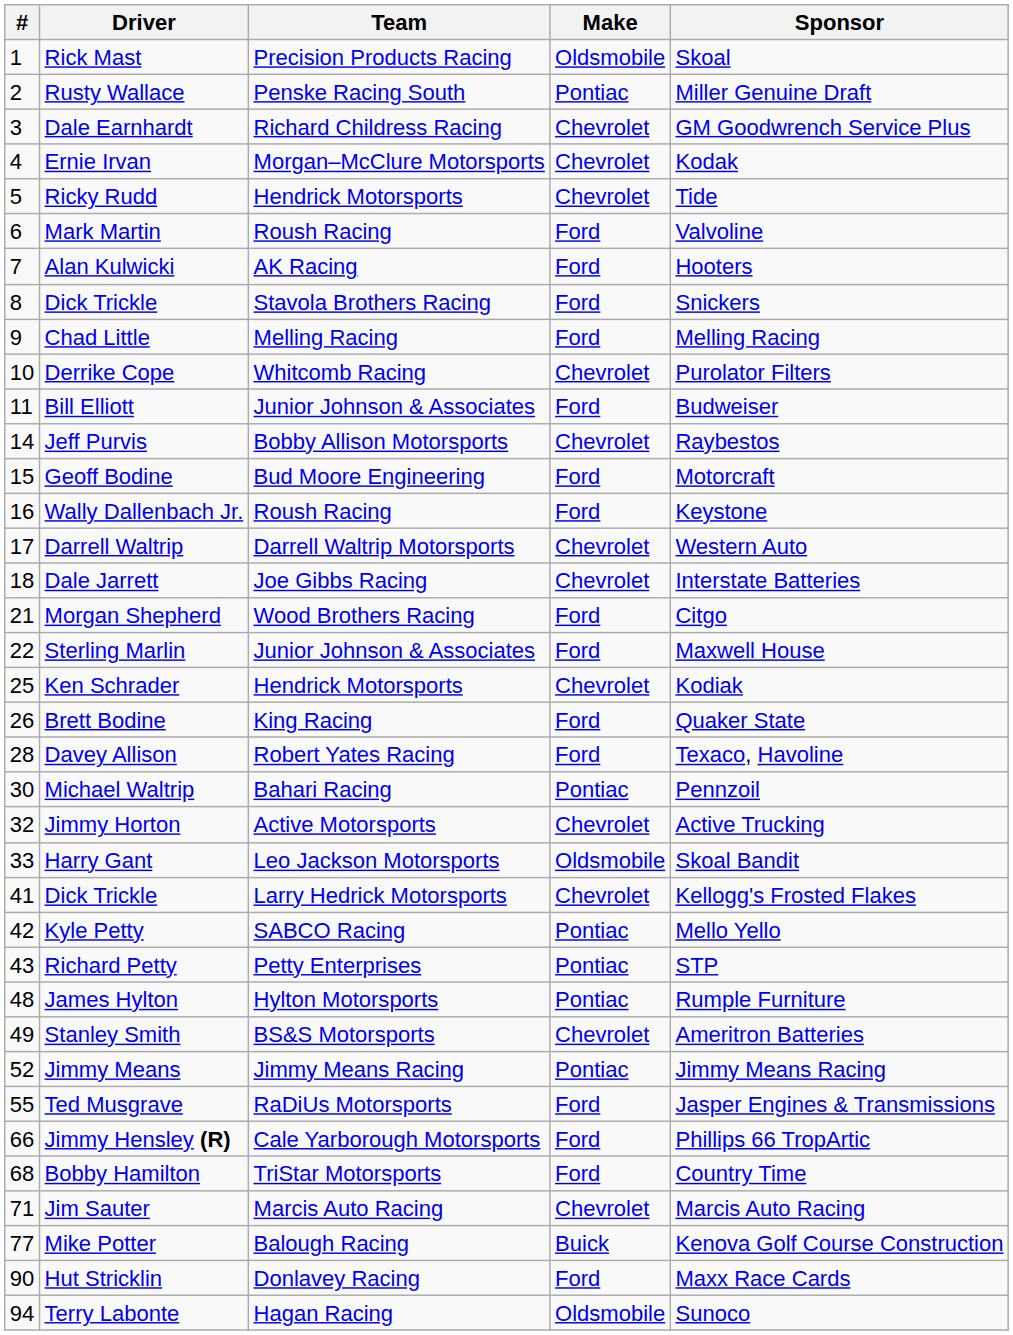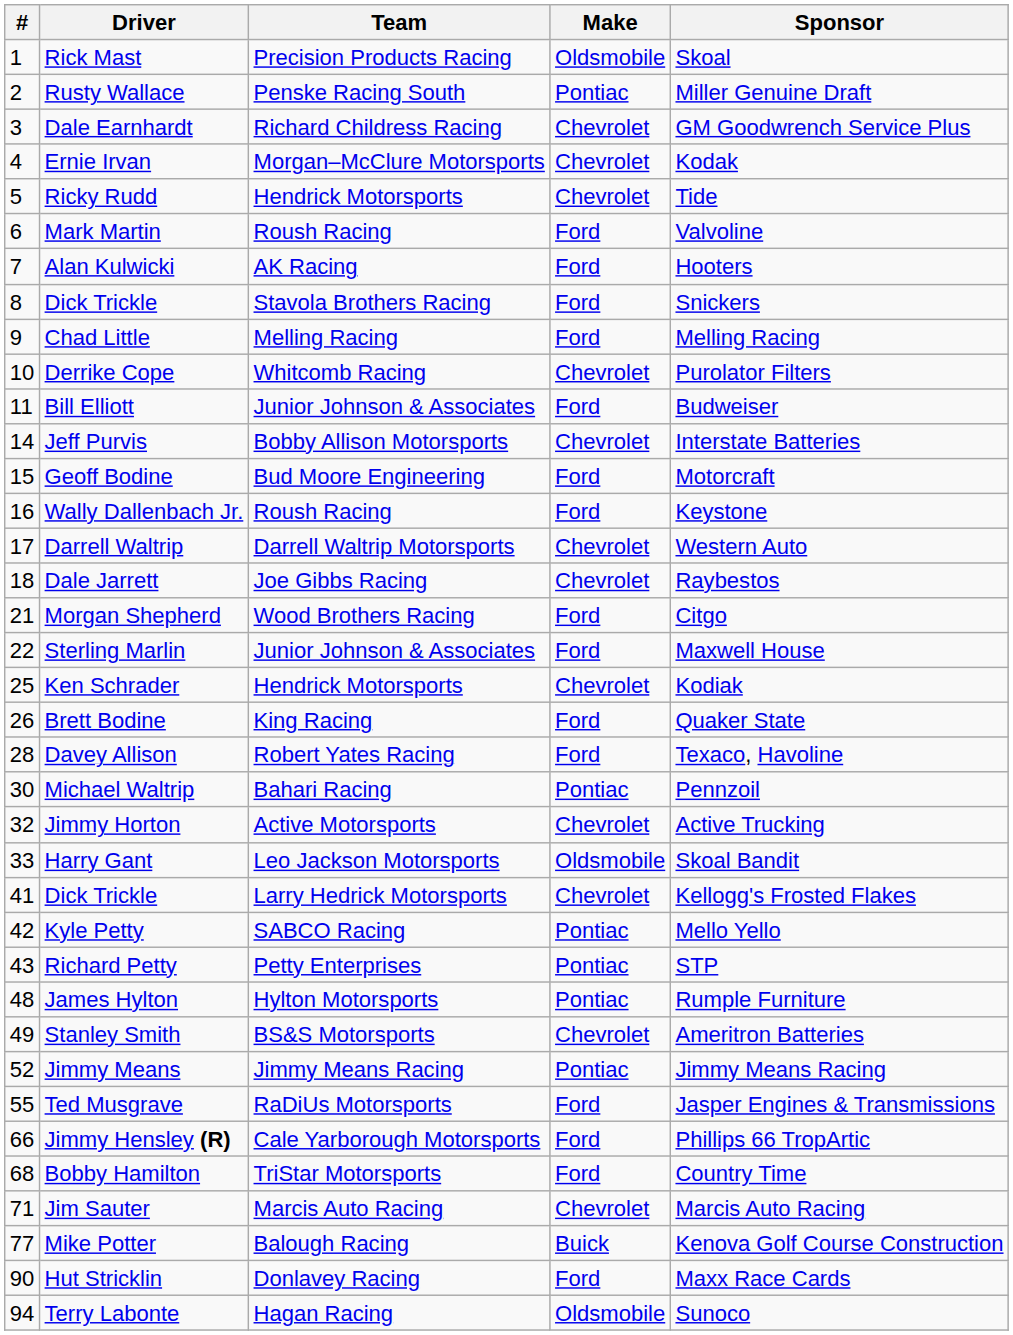(727, 441) Raybestos -> (768, 441) Interstate Batteries
(768, 581) Interstate Batteries -> (727, 581) Raybestos
